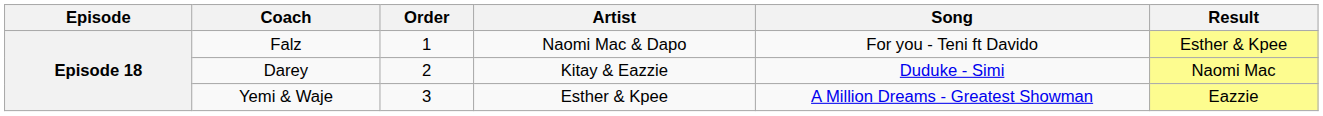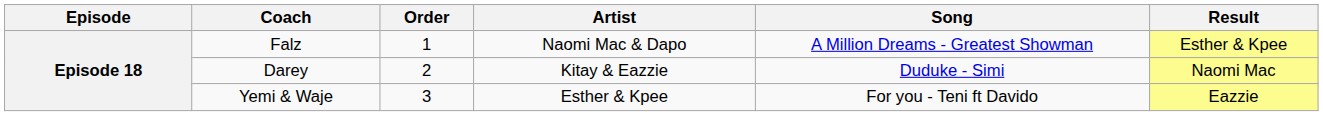(952, 44) For you - Teni ft Davido -> (952, 44) A Million Dreams - Greatest Showman
(952, 96) A Million Dreams - Greatest Showman -> (952, 96) For you - Teni ft Davido
